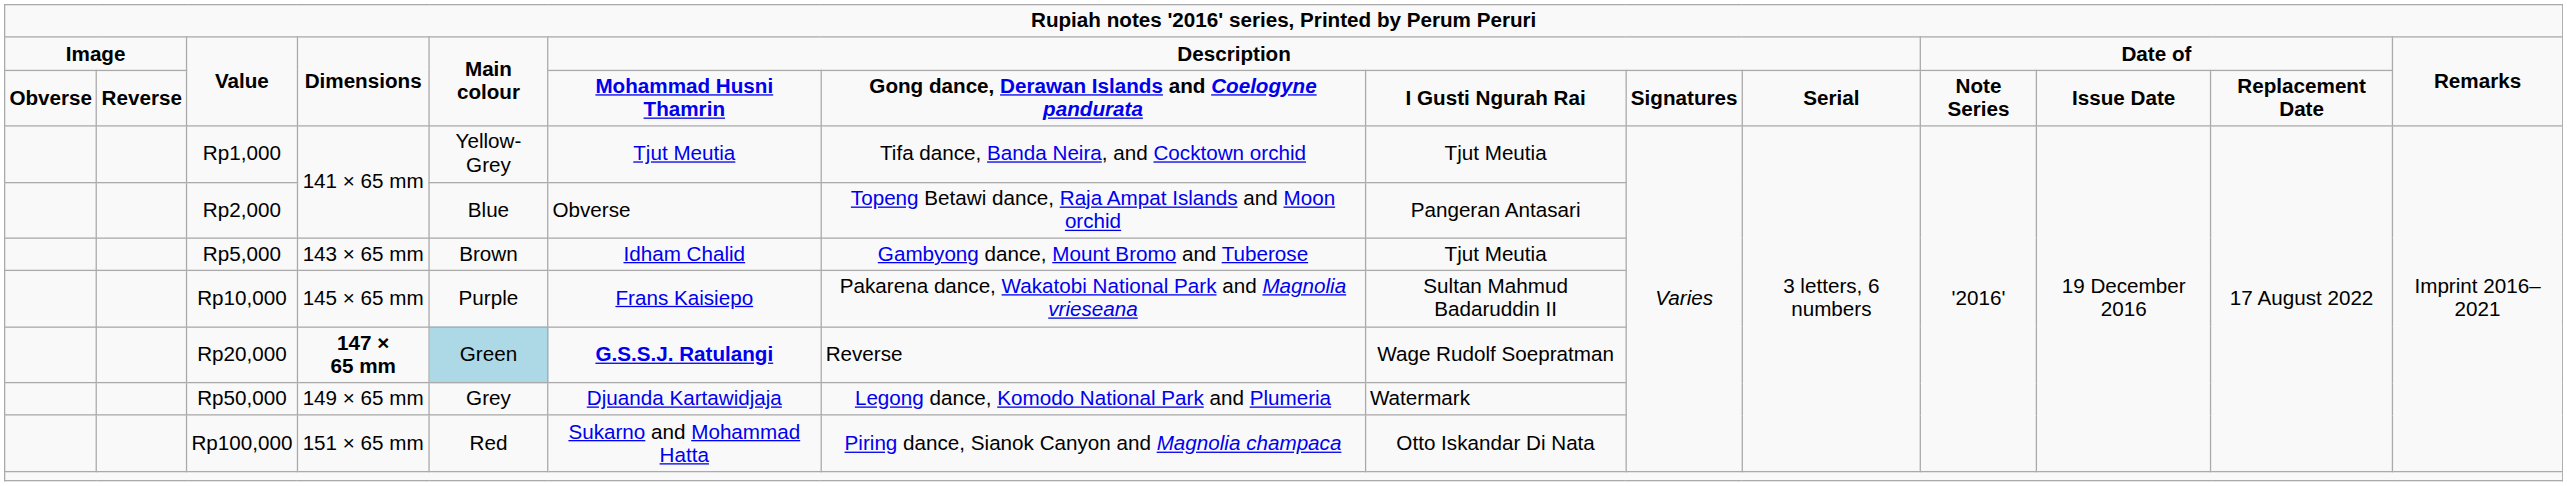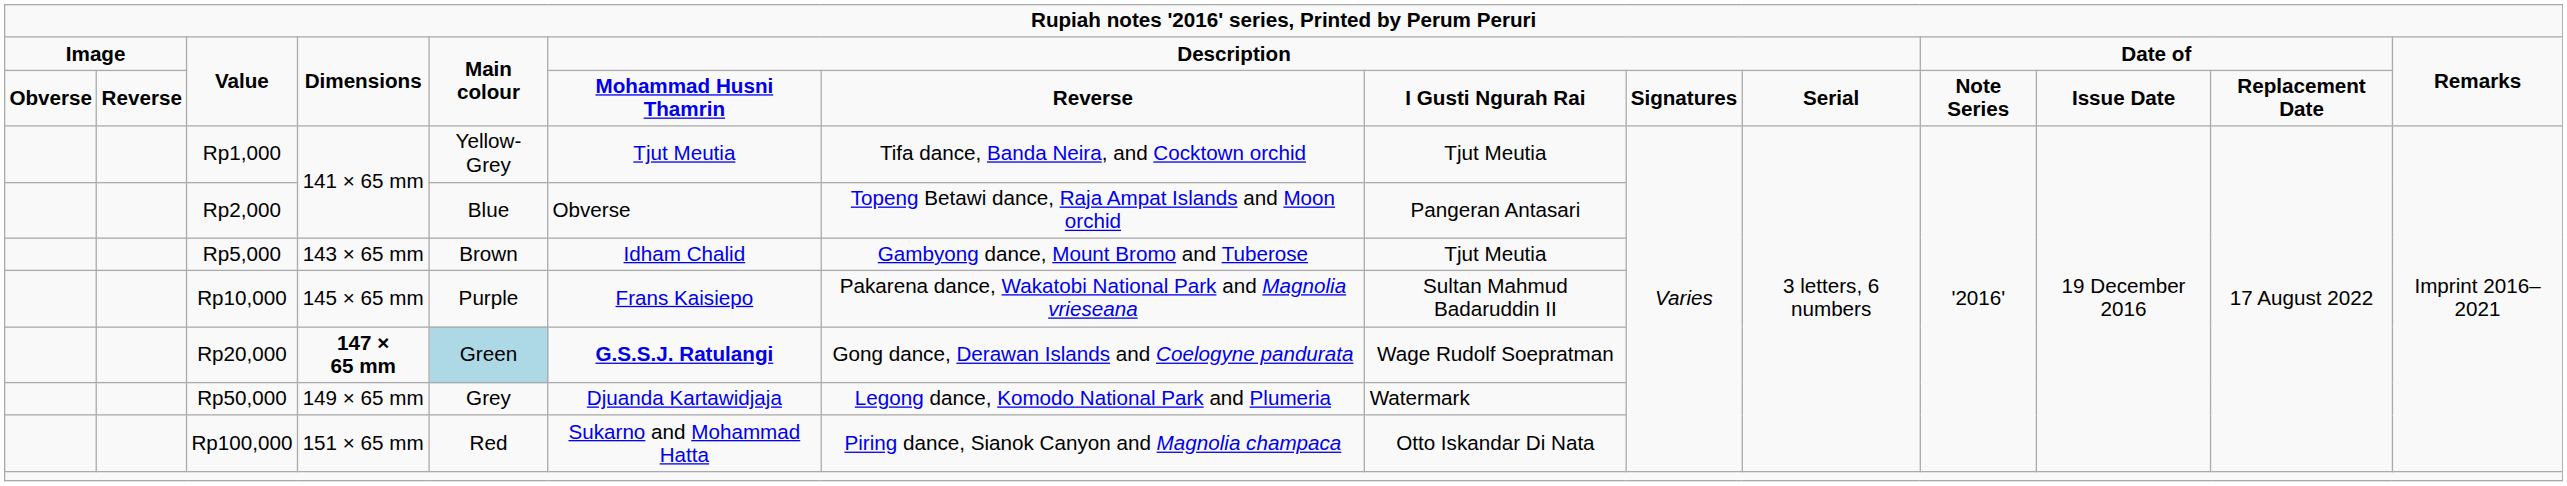(1093, 97) Gong dance, Derawan Islands and Coelogyne pandurata -> (1093, 97) Reverse
(864, 354) Reverse -> (1093, 354) Gong dance, Derawan Islands and Coelogyne pandurata
